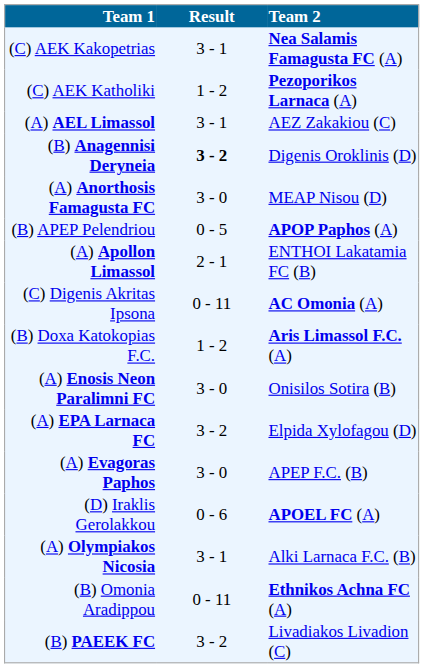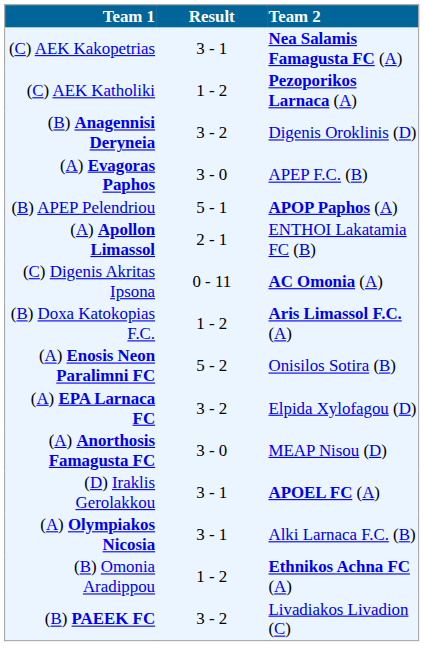- row: (90, 122)
(212, 154) bold -> (212, 132) normal
rows swapped: (102, 197) <-> (108, 472)
(212, 229) 0 - 5 -> (212, 207) 5 - 1
(212, 388) 3 - 0 -> (212, 365) 5 - 2
(212, 514) 0 - 6 -> (212, 492) 3 - 1
(212, 598) 0 - 11 -> (212, 576) 1 - 2
